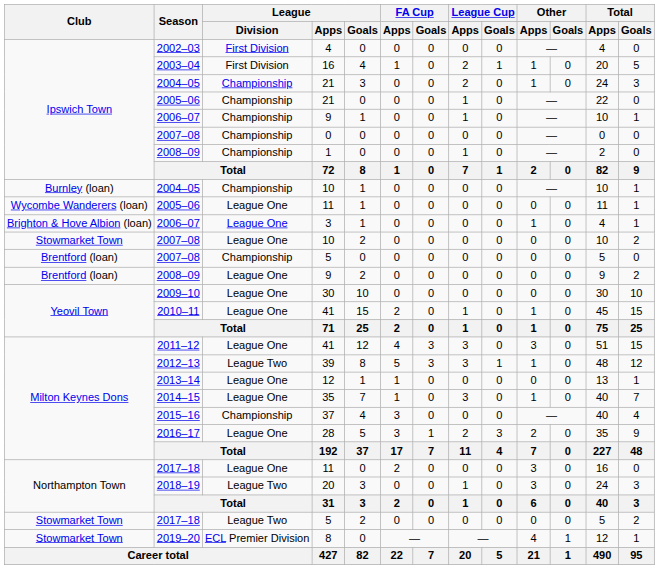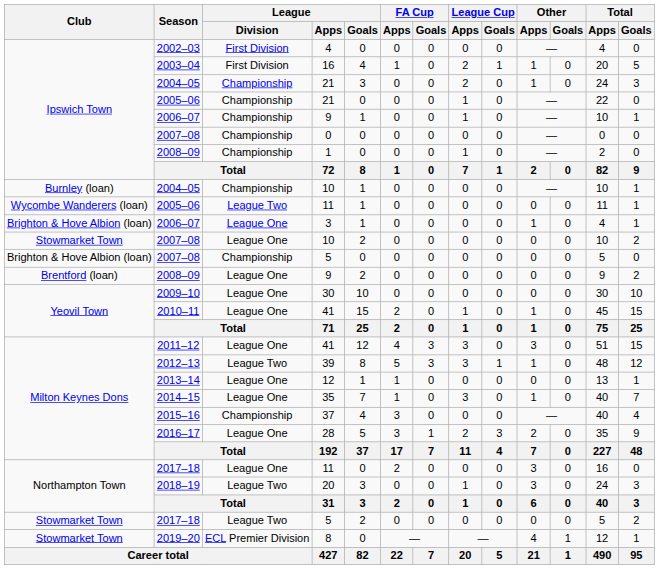(257, 205) League One -> (257, 205) League Two
(79, 258) Brentford (loan) -> (79, 258) Brighton & Hove Albion (loan)
